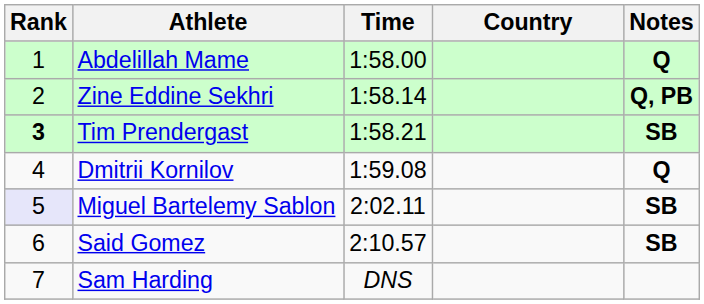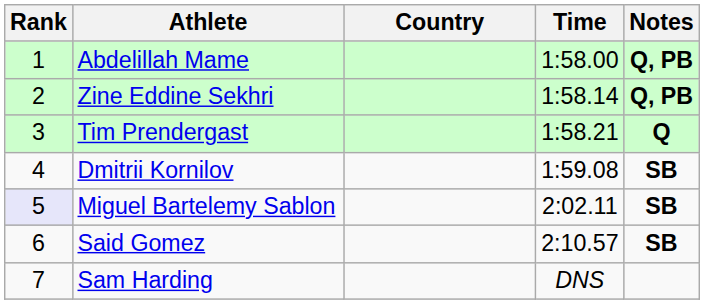columns swapped: (528, 22) <-> (388, 22)
(661, 59) Q -> (661, 59) Q, PB
(38, 133) bold -> (38, 133) normal
(661, 133) SB -> (661, 133) Q
(661, 170) Q -> (661, 170) SB
